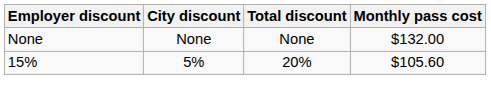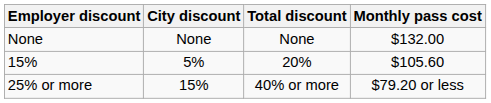+ row: (50, 86)
